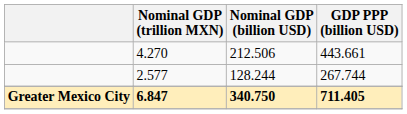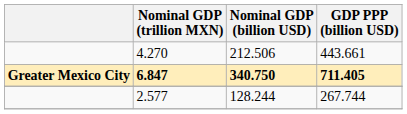rows swapped: (152, 75) <-> (152, 97)
